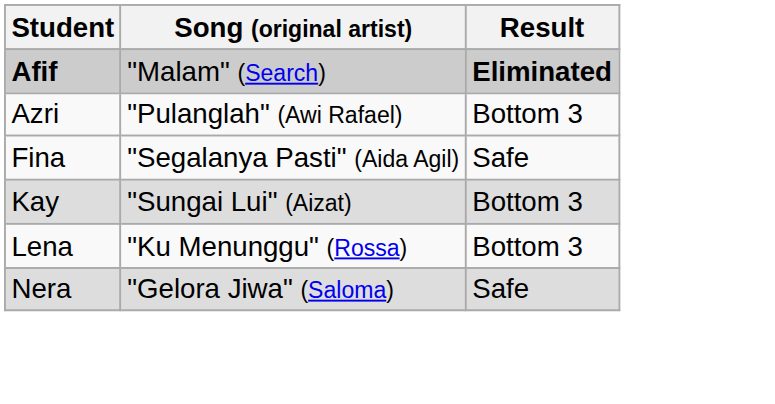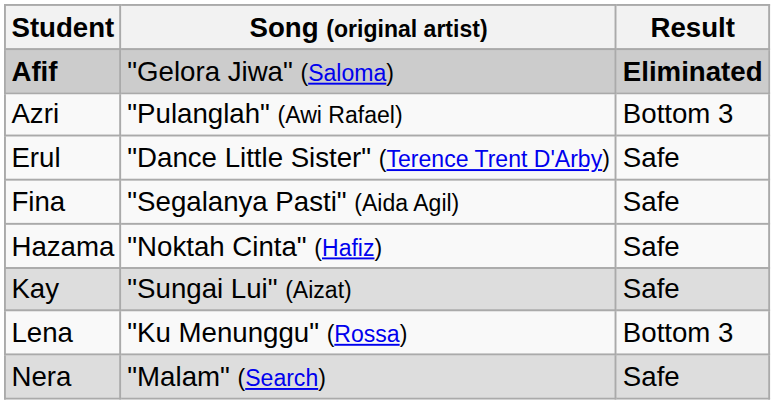(227, 71) "Malam" (Search) -> (261, 71) "Gelora Jiwa" (Saloma)
+ row: (36, 158)
+ row: (63, 246)
(527, 202) Bottom 3 -> (651, 289) Safe
(261, 289) "Gelora Jiwa" (Saloma) -> (227, 377) "Malam" (Search)
